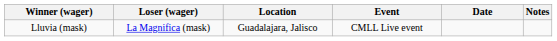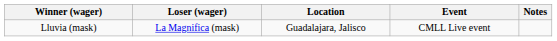- column: (482, 12)
